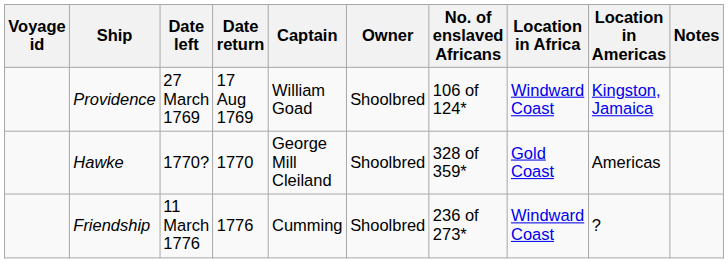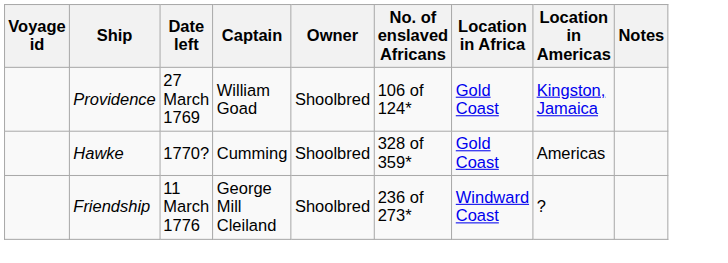- column: (241, 36)
(548, 99) Windward Coast -> (477, 99) Gold Coast
(302, 162) George Mill Cleiland -> (252, 153) Cumming
(307, 225) Cumming -> (247, 207) George Mill Cleiland
